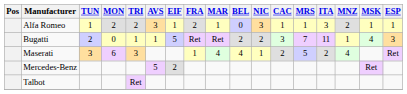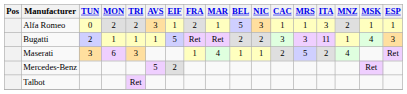(90, 25) 1 -> (90, 25) 0
(241, 25) 0 -> (241, 25) 5
(114, 39) 0 -> (114, 39) 1
(305, 39) 7 -> (305, 39) 3
(241, 53) 4 -> (241, 53) 1
